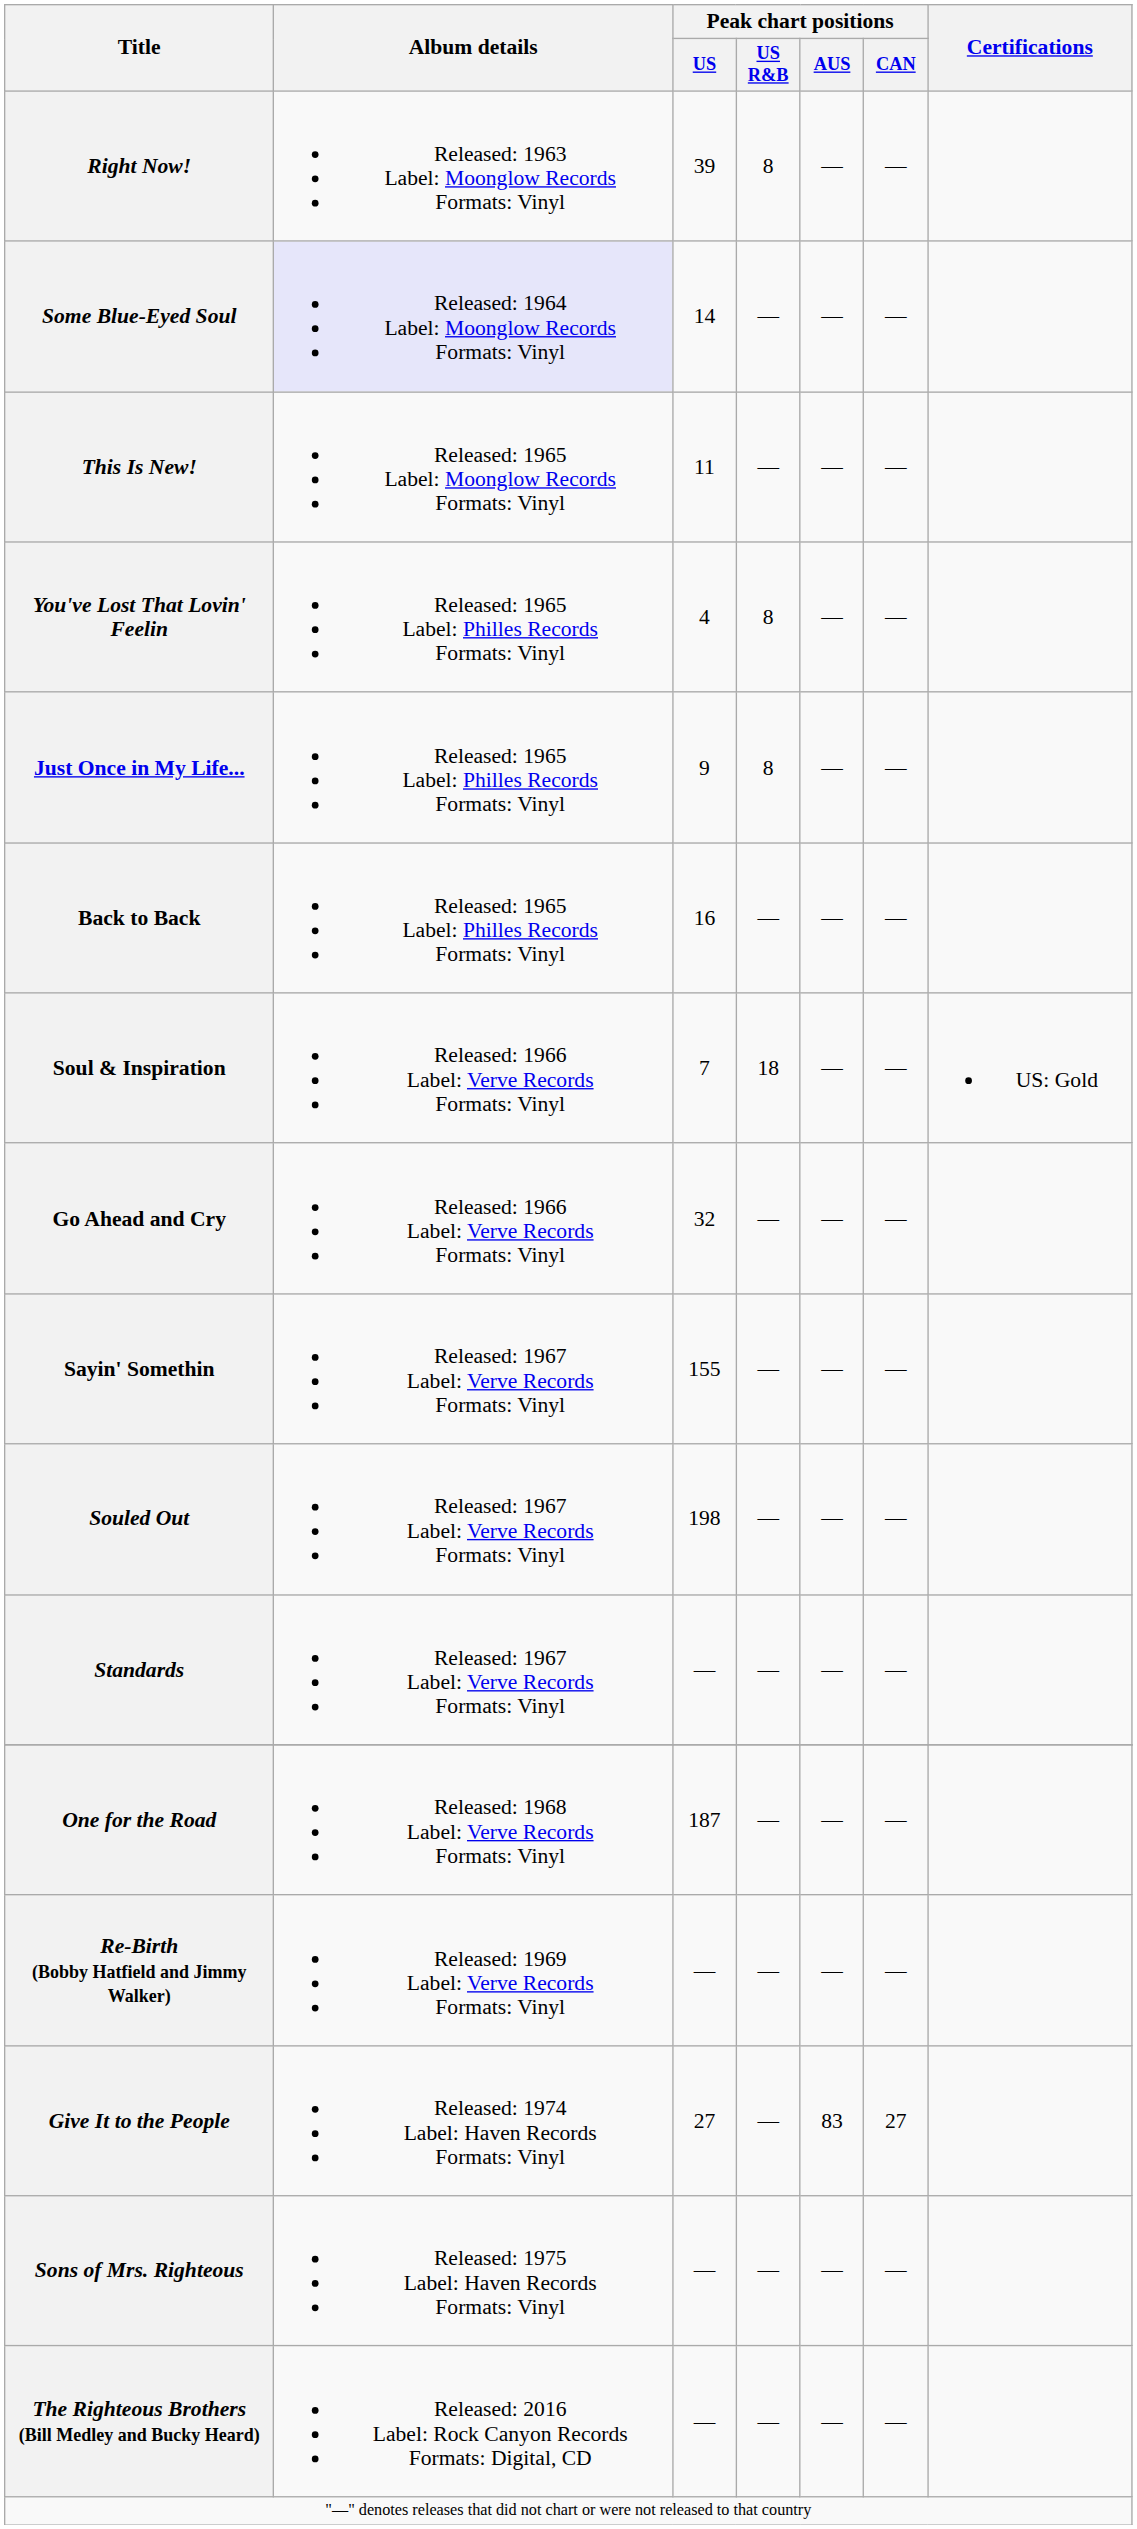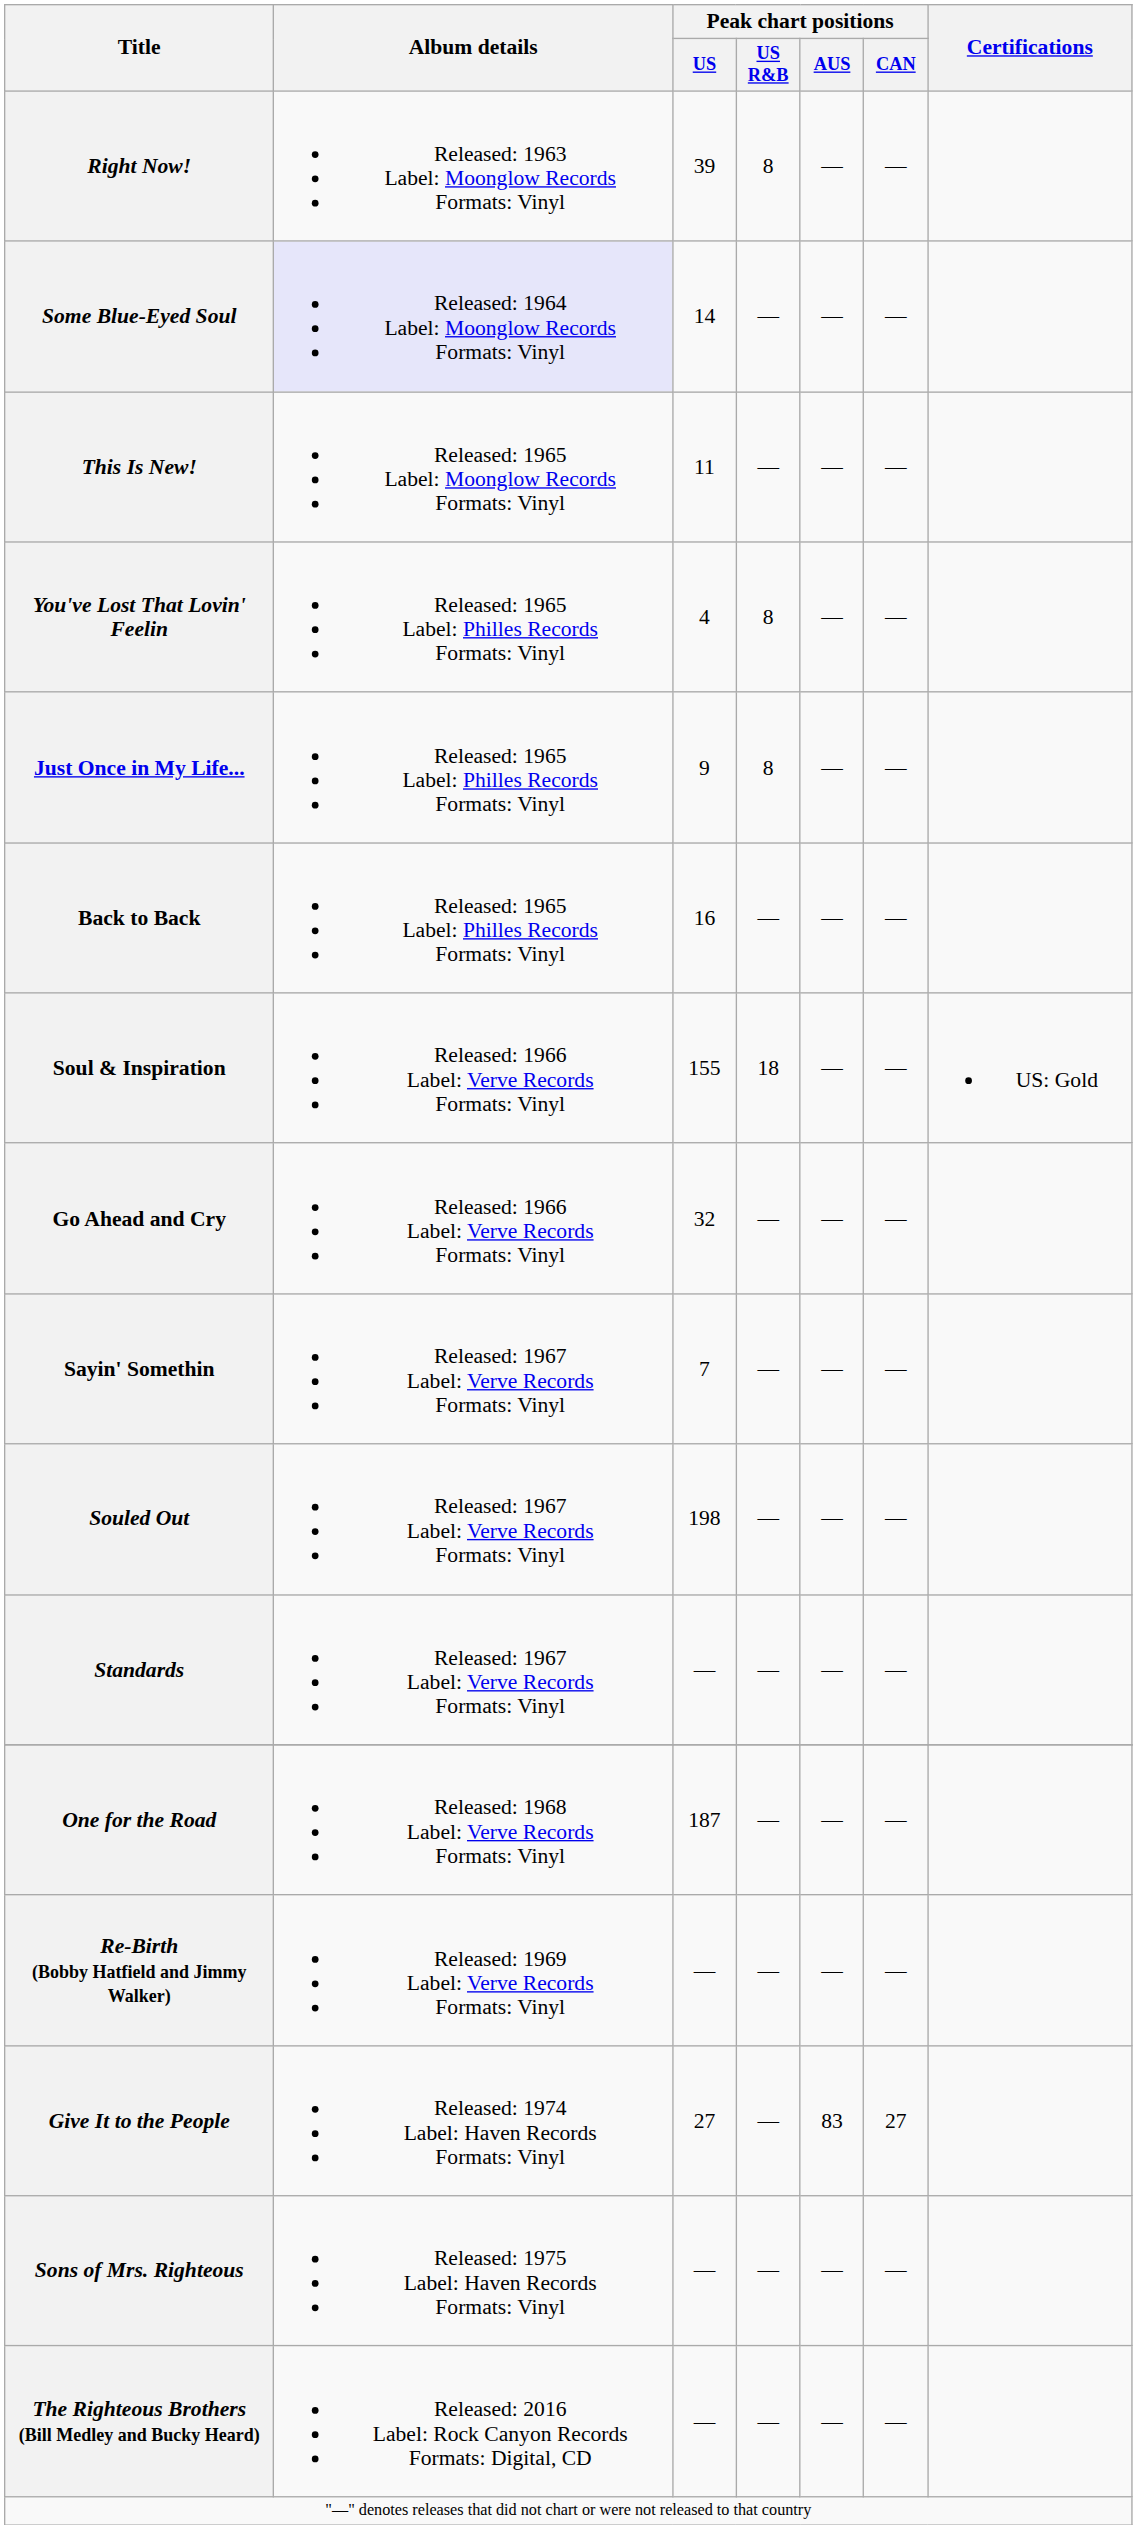(704, 1067) 7 -> (704, 1067) 155
(704, 1368) 155 -> (704, 1368) 7
